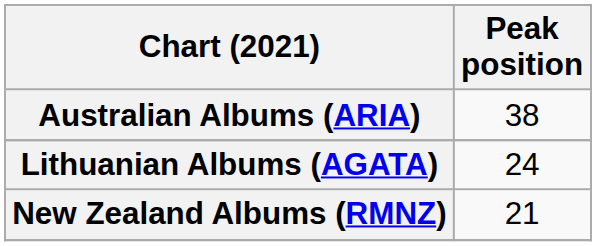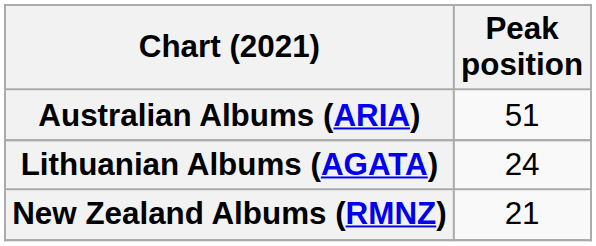(522, 114) 38 -> (522, 114) 51
